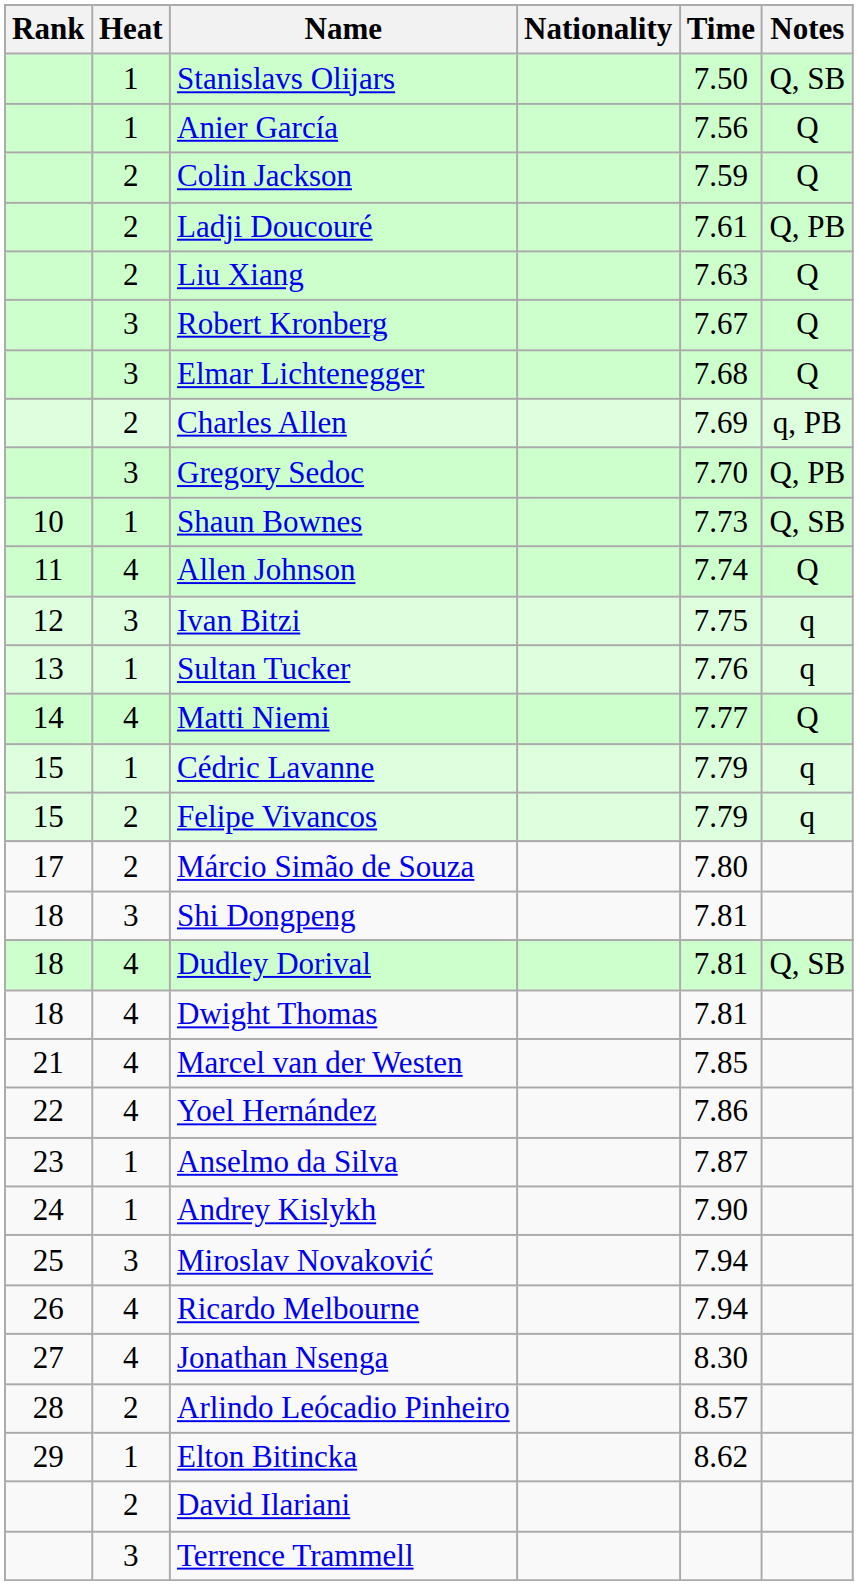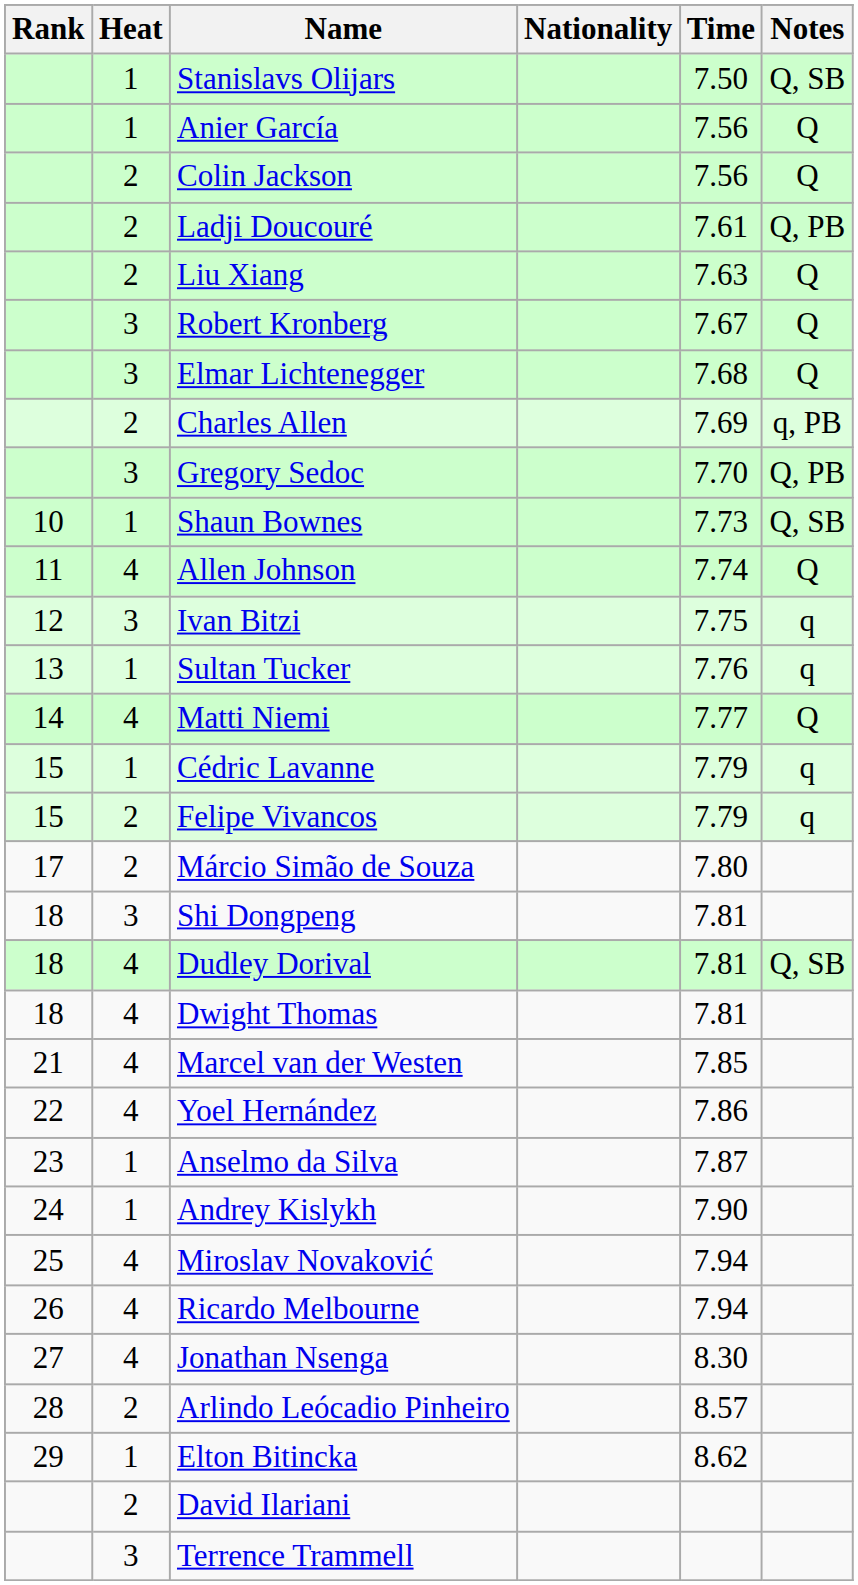(721, 176) 7.59 -> (721, 176) 7.56
(131, 1259) 3 -> (131, 1259) 4
